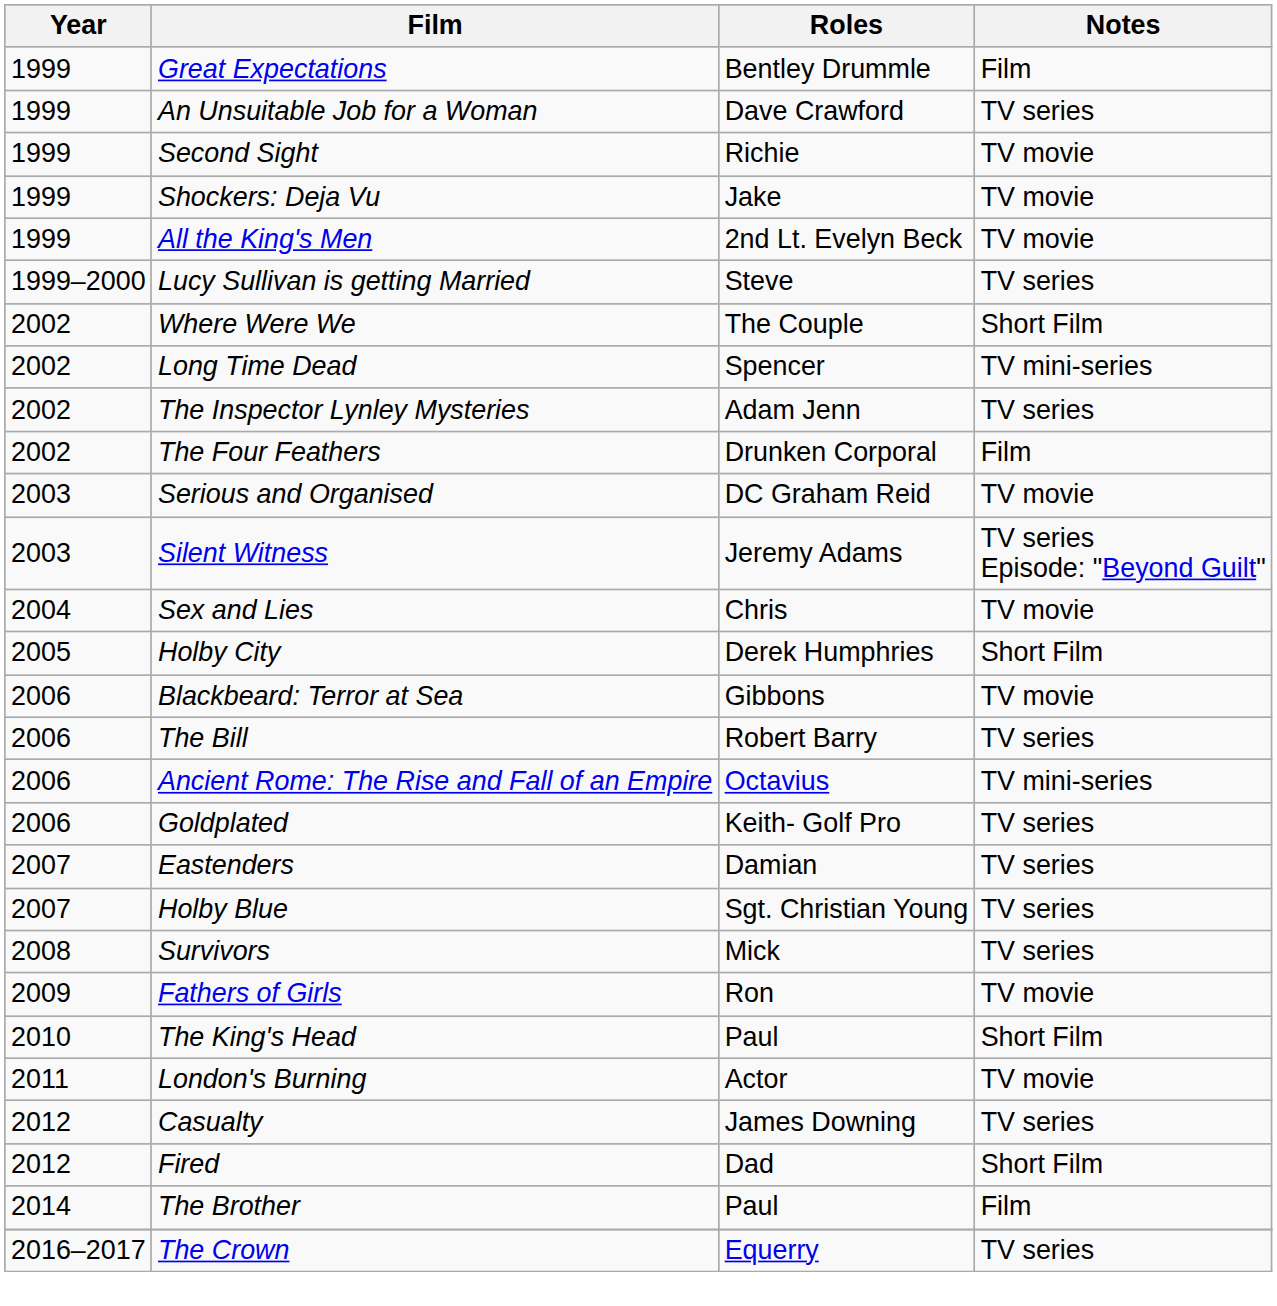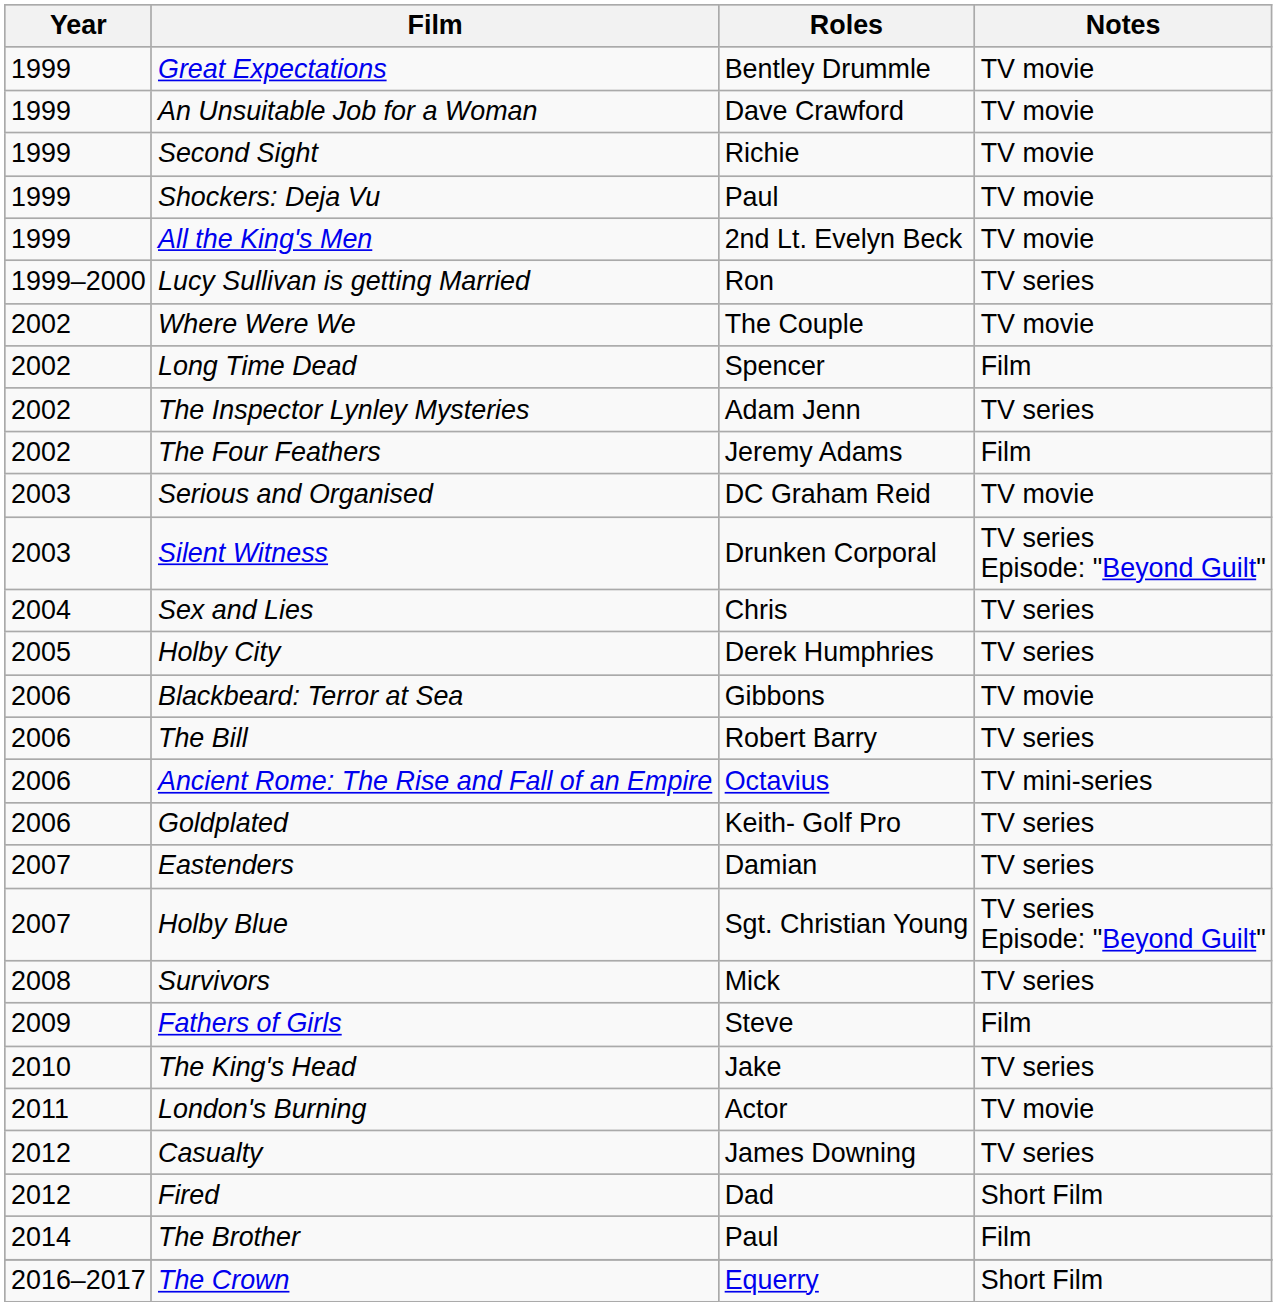(1006, 68) Film -> (1037, 68) TV movie
(1037, 111) TV series -> (1037, 111) TV movie
(753, 196) Jake -> (752, 196) Paul
(759, 281) Steve -> (749, 281) Ron
(1042, 324) Short Film -> (1037, 324) TV movie
(1067, 366) TV mini-series -> (1006, 366) Film
(831, 452) Drunken Corporal -> (814, 452) Jeremy Adams
(814, 552) Jeremy Adams -> (831, 552) Drunken Corporal
(1037, 610) TV movie -> (1037, 610) TV series
(1042, 652) Short Film -> (1037, 652) TV series
(1037, 908) TV series -> (1123, 923) TV series Episode: "Beyond Guilt"
(749, 993) Ron -> (759, 1024) Steve
(1037, 993) TV movie -> (1006, 1024) Film
(752, 1036) Paul -> (753, 1066) Jake
(1042, 1036) Short Film -> (1037, 1066) TV series
(1037, 1249) TV series -> (1042, 1279) Short Film
